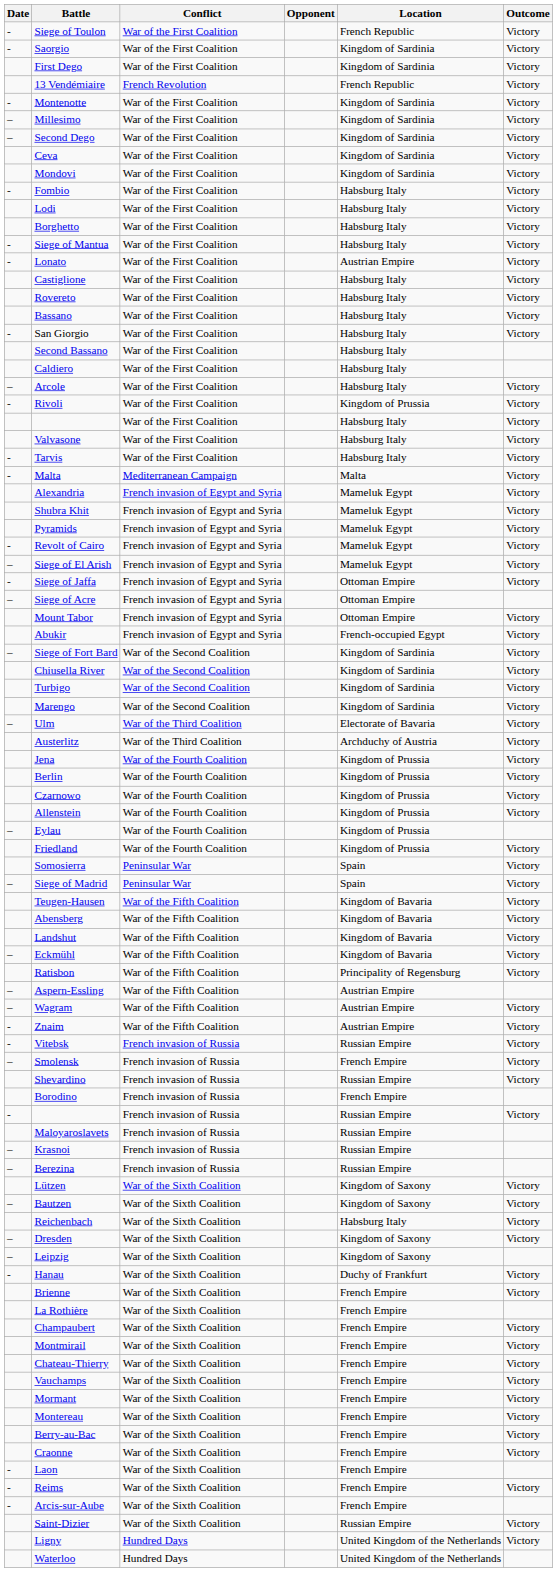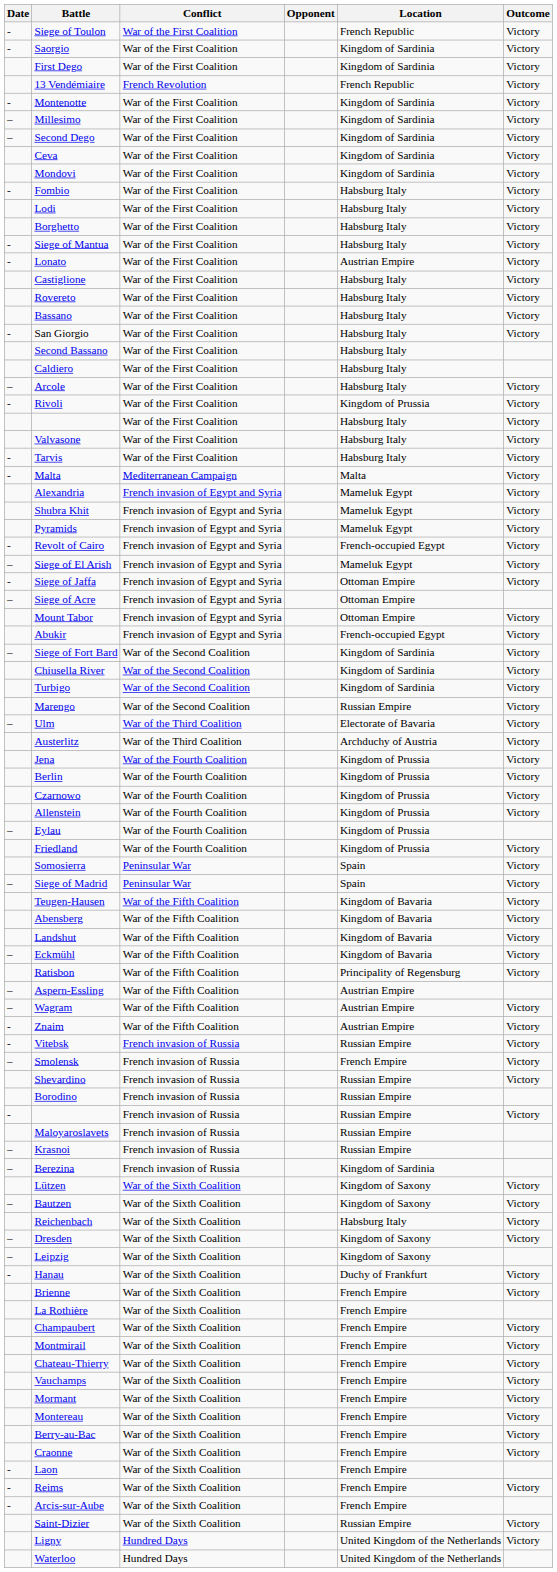(376, 546) Mameluk Egypt -> (392, 546) French-occupied Egypt
(387, 706) Kingdom of Sardinia -> (376, 706) Russian Empire
(373, 1096) French Empire -> (376, 1096) Russian Empire
(376, 1167) Russian Empire -> (387, 1167) Kingdom of Sardinia
